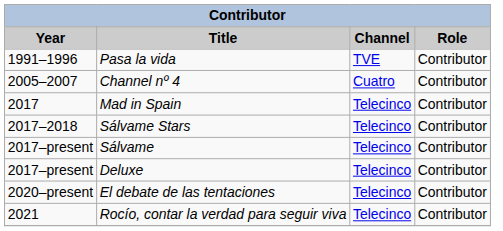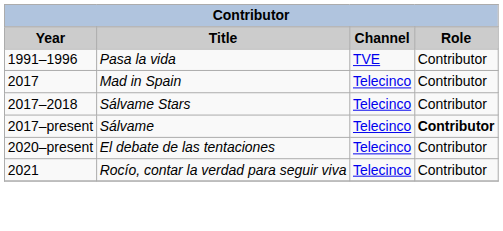- row: (140, 82)
(452, 148) normal -> (456, 126) bold
- row: (121, 170)
